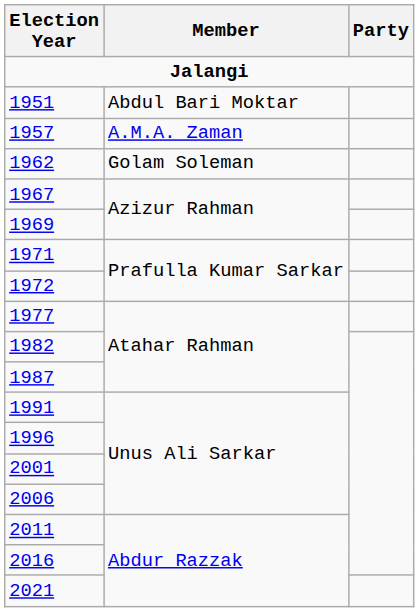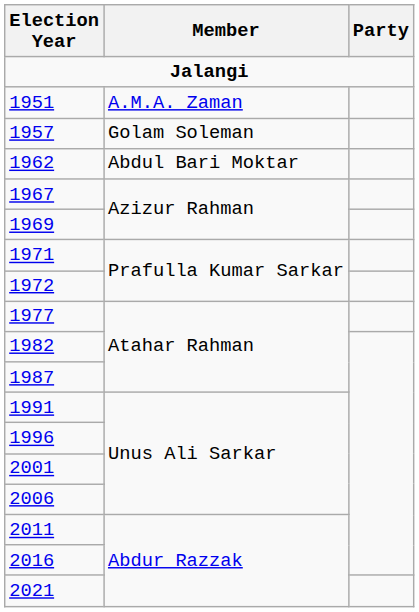(203, 103) Abdul Bari Moktar -> (175, 103) A.M.A. Zaman
(175, 133) A.M.A. Zaman -> (181, 133) Golam Soleman
(181, 164) Golam Soleman -> (203, 164) Abdul Bari Moktar
